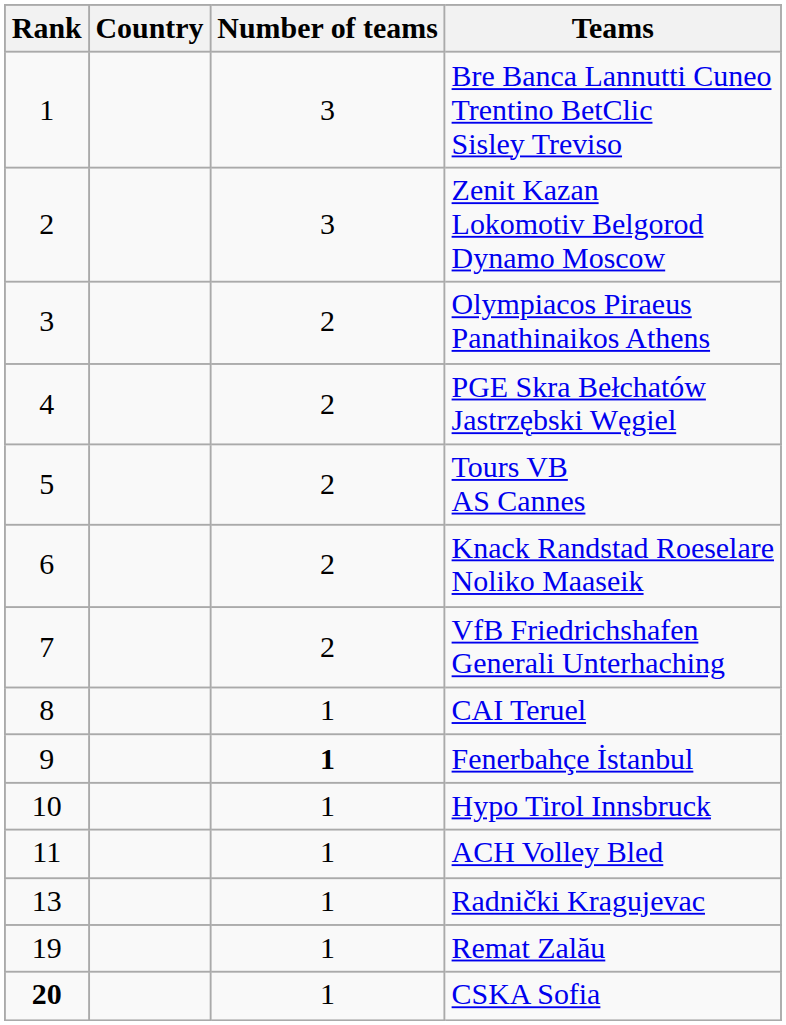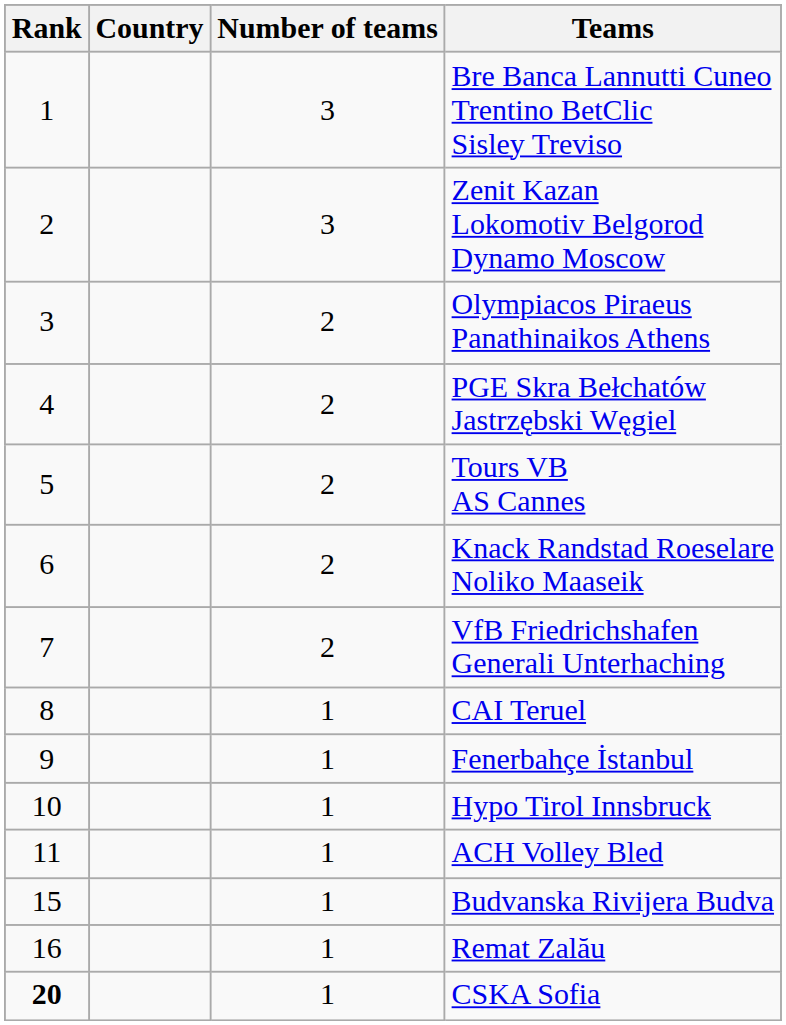(328, 758) bold -> (328, 758) normal
- row: (578, 900)
+ row: (613, 900)
(47, 948) 19 -> (47, 948) 16
